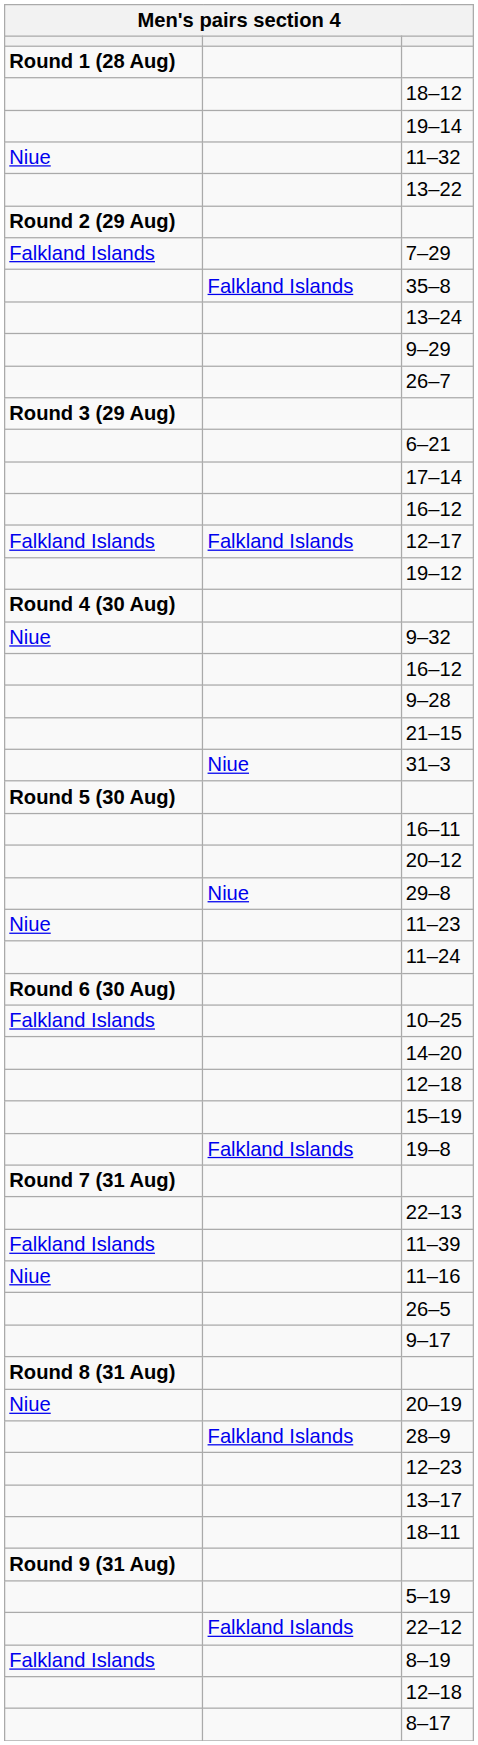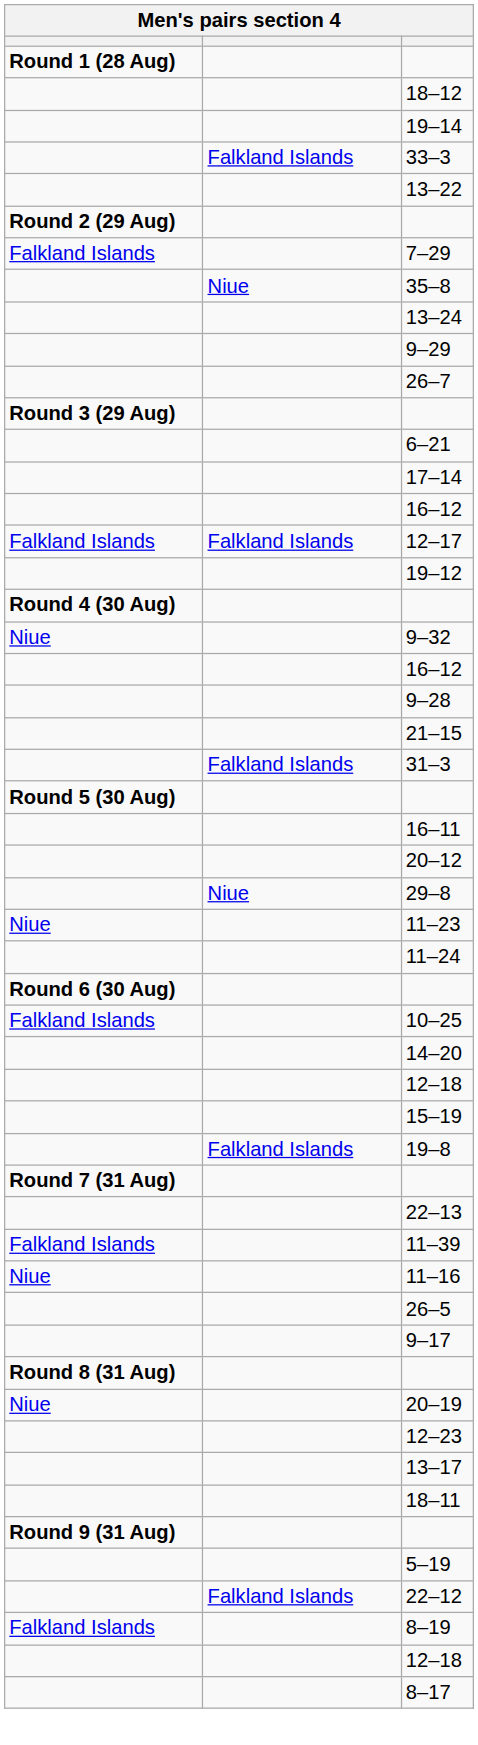- row: (30, 157)
+ row: (104, 158)
(280, 285) Falkland Islands -> (228, 285) Niue
(228, 765) Niue -> (280, 765) Falkland Islands
- row: (104, 1437)
